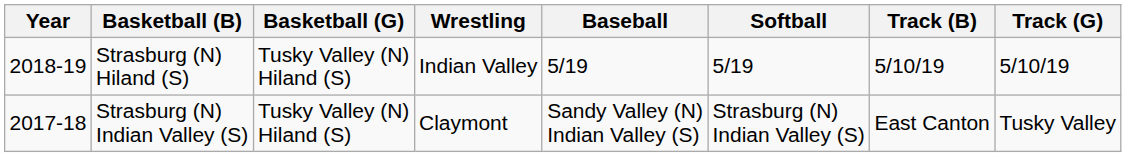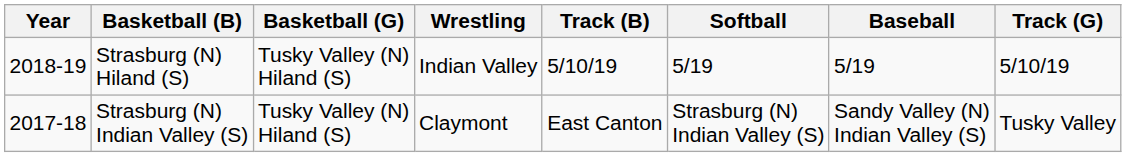columns swapped: (625, 21) <-> (932, 21)
